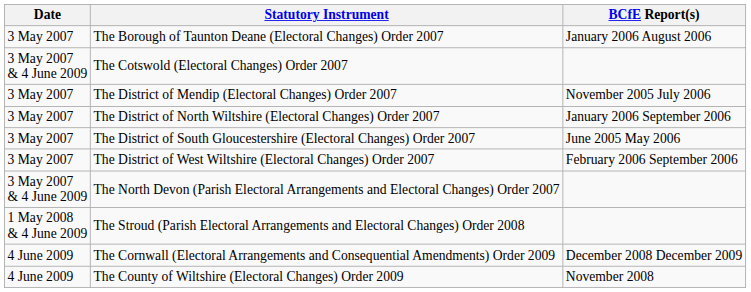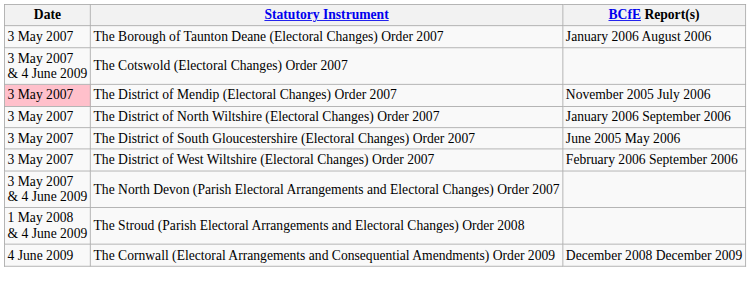(40, 95) no background -> (40, 95) pink background
- row: (249, 276)
